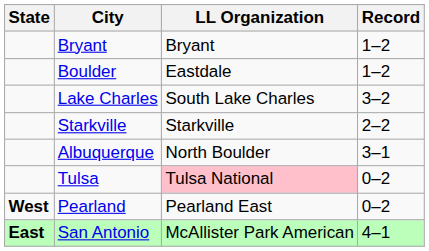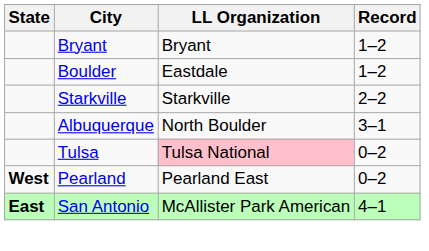- row: (108, 98)
